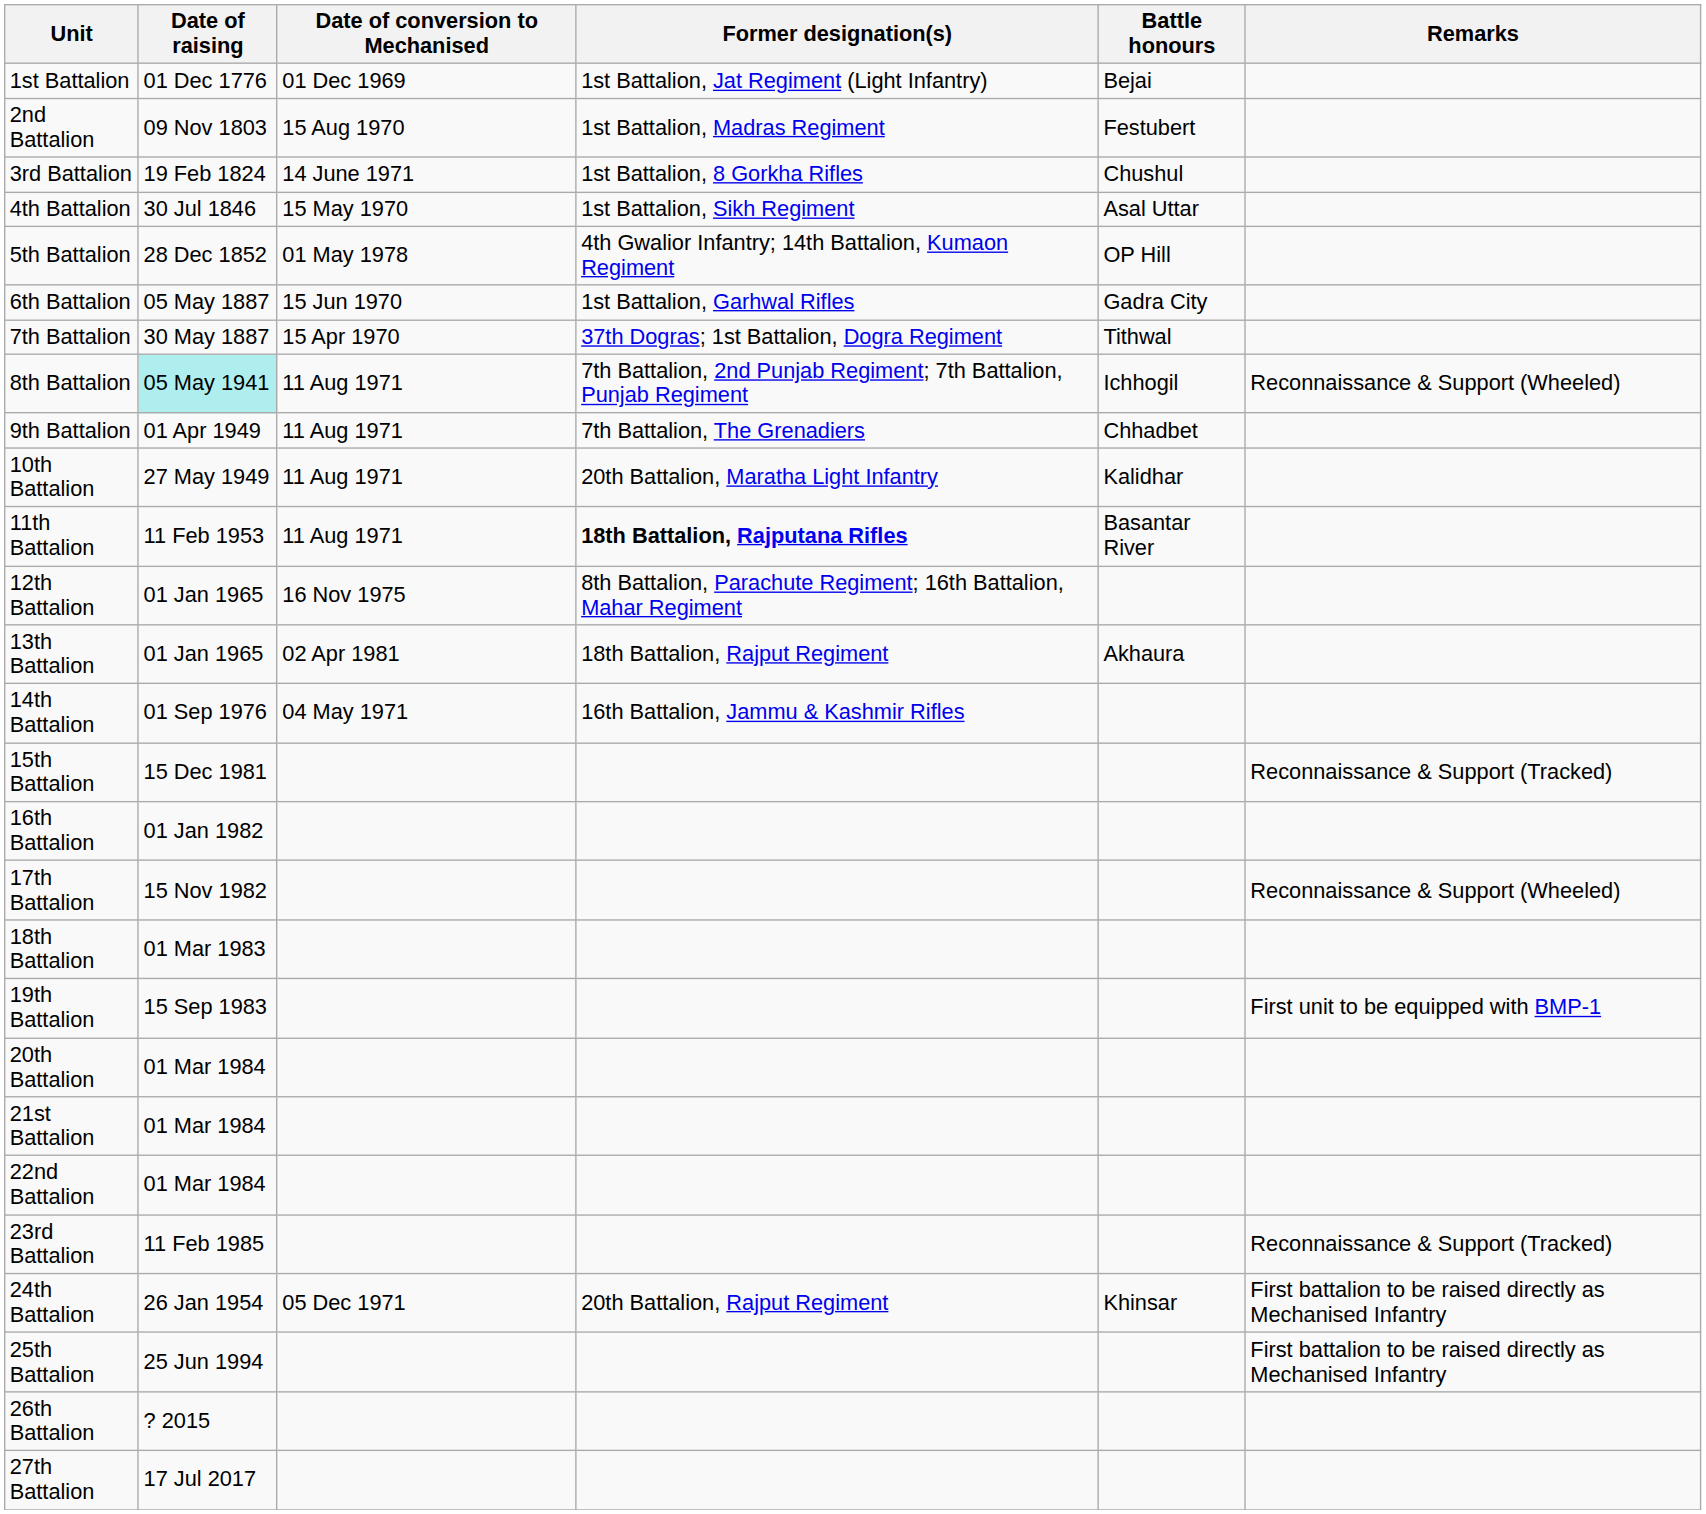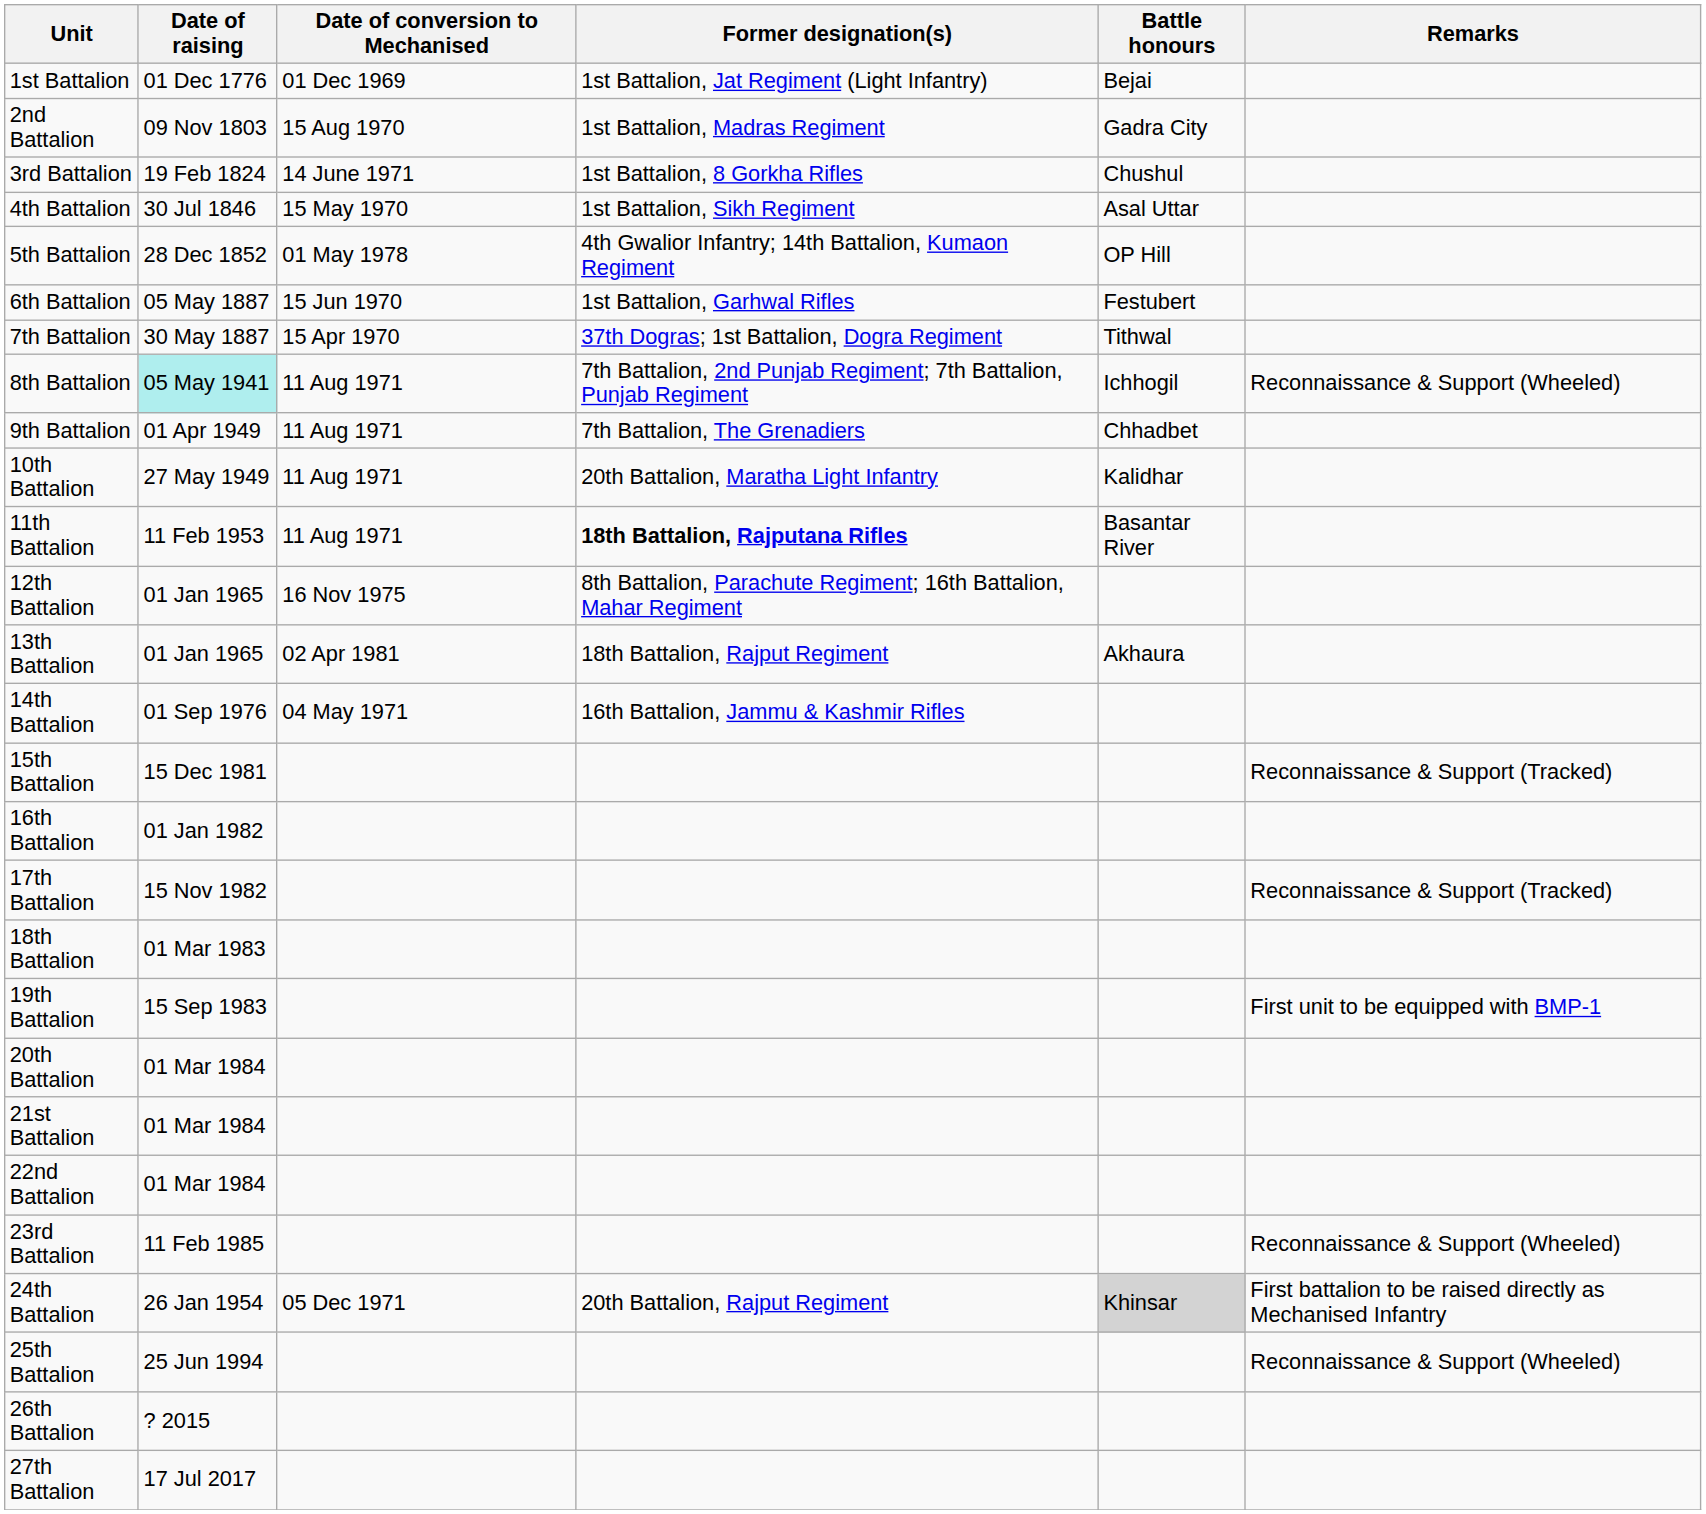(1149, 127) Festubert -> (1155, 127) Gadra City
(1155, 302) Gadra City -> (1149, 302) Festubert
(1435, 889) Reconnaissance & Support (Wheeled) -> (1431, 889) Reconnaissance & Support (Tracked)
(1431, 1243) Reconnaissance & Support (Tracked) -> (1435, 1243) Reconnaissance & Support (Wheeled)
(1140, 1302) no background -> (1140, 1302) lightgrey background
(1428, 1361) First battalion to be raised directly as Mechanised Infantry -> (1435, 1361) Reconnaissance & Support (Wheeled)
